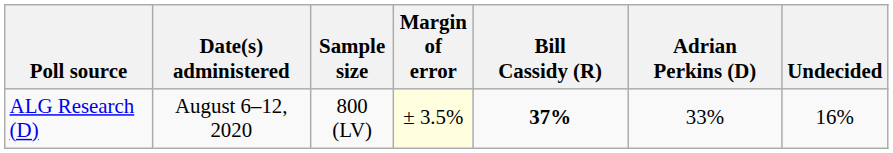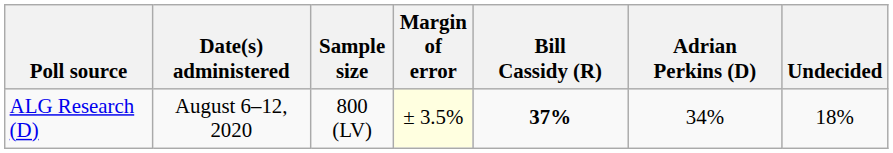(705, 118) 33% -> (705, 118) 34%
(835, 118) 16% -> (835, 118) 18%
